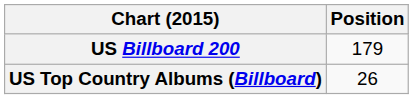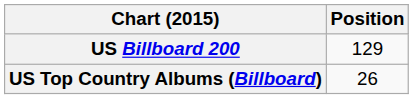(367, 49) 179 -> (367, 49) 129
